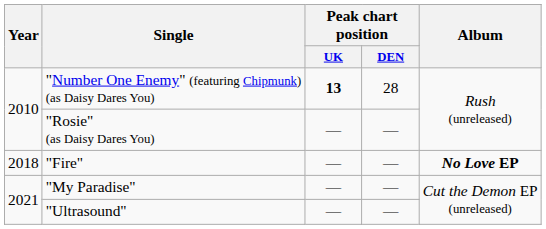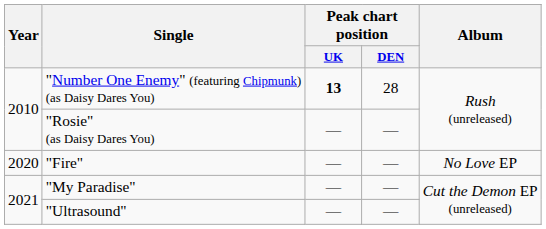(23, 163) 2018 -> (23, 163) 2020
(480, 163) bold -> (480, 163) normal
